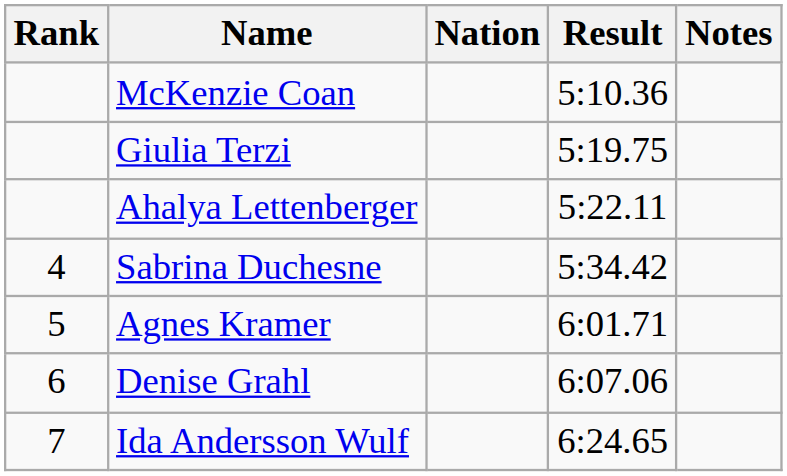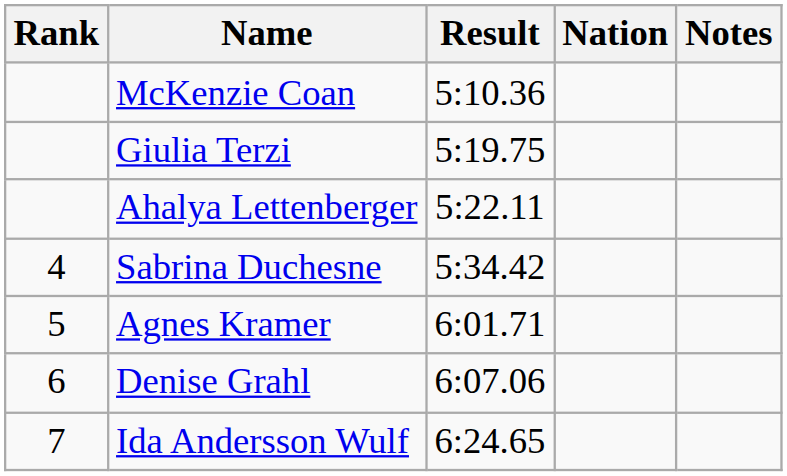columns swapped: (487, 33) <-> (613, 33)
